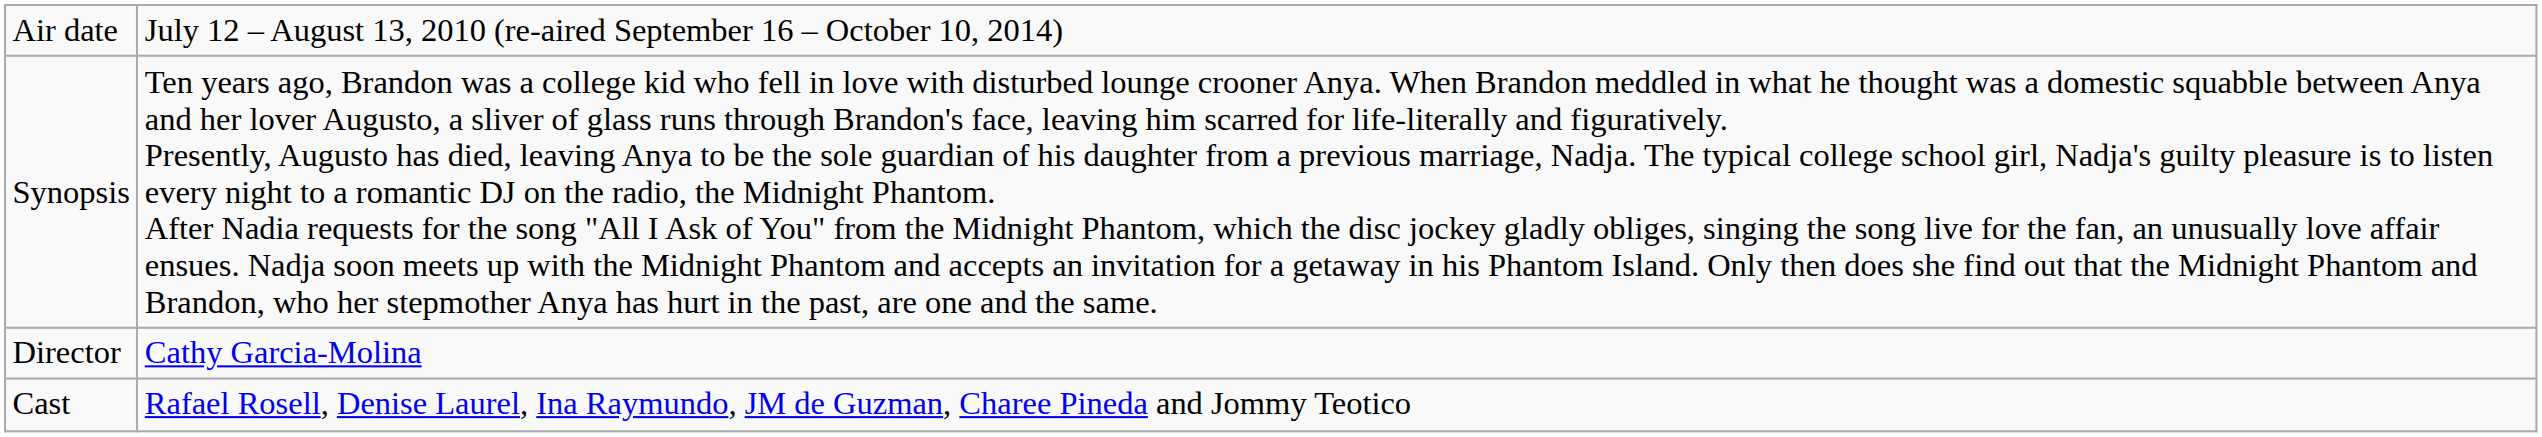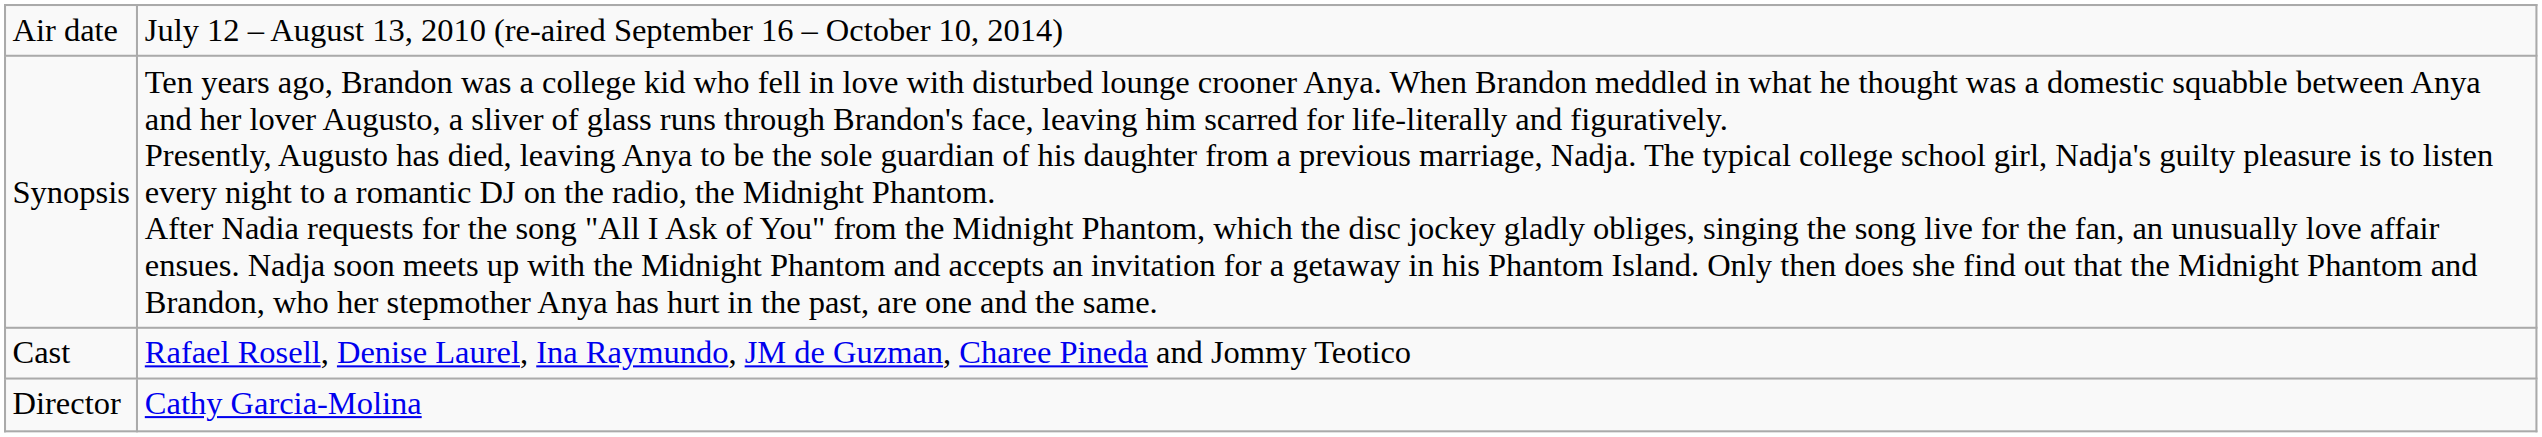rows swapped: (67, 352) <-> (41, 404)
